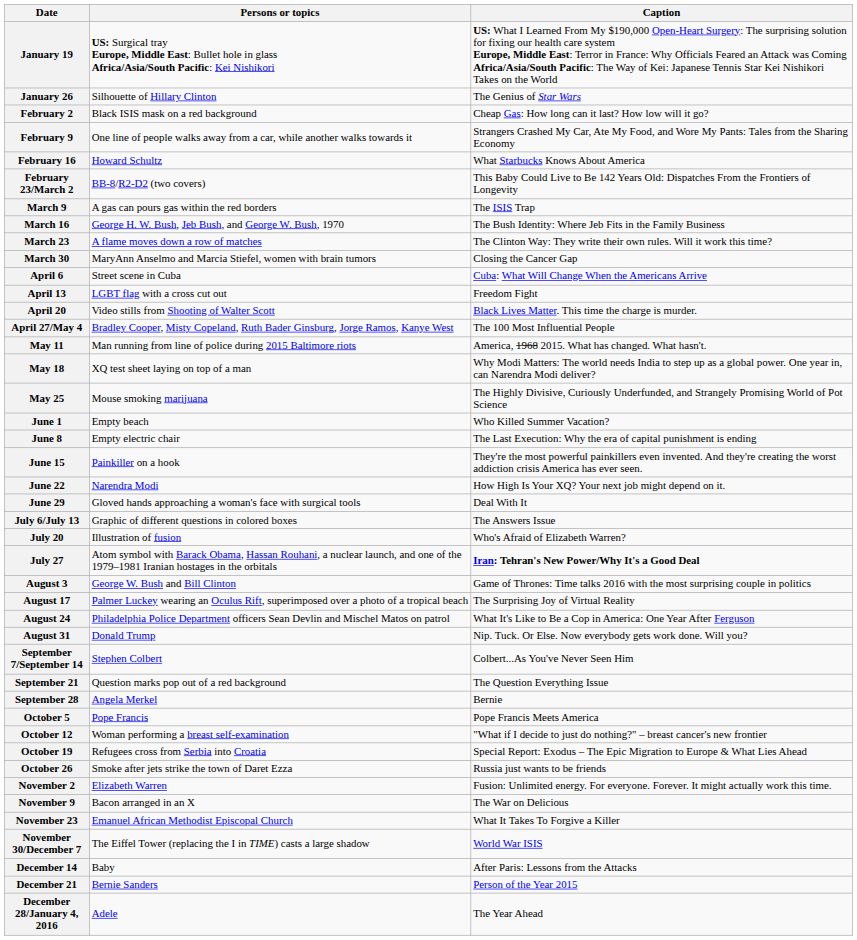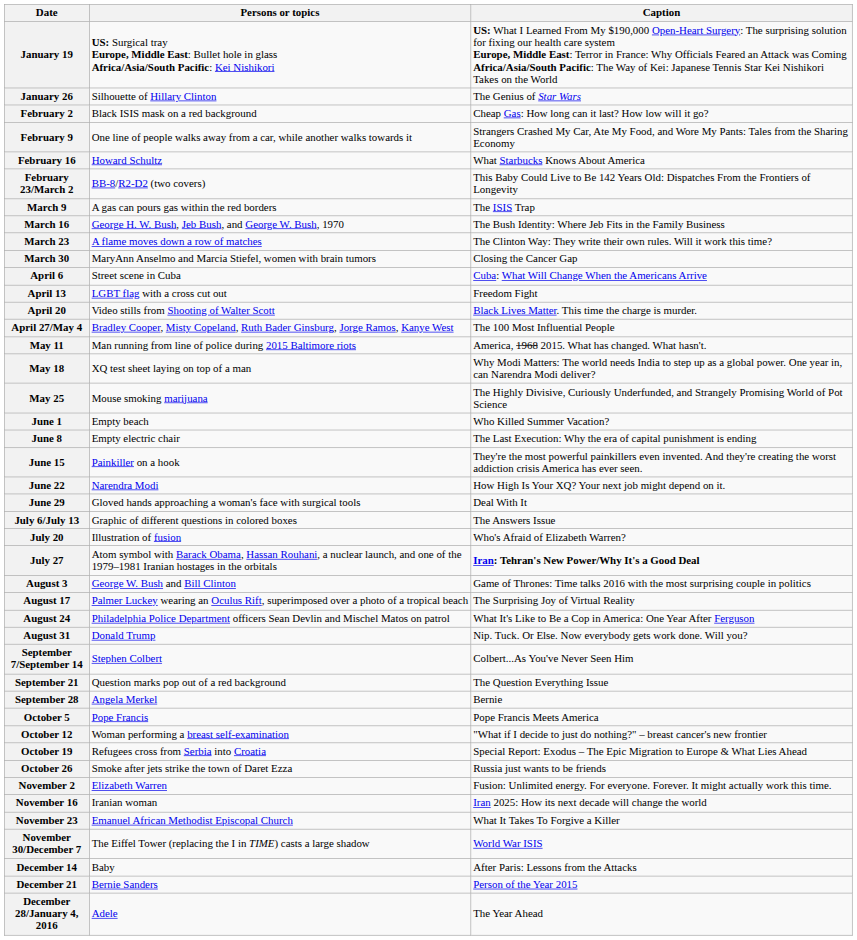- row: (47, 803)
+ row: (47, 803)
